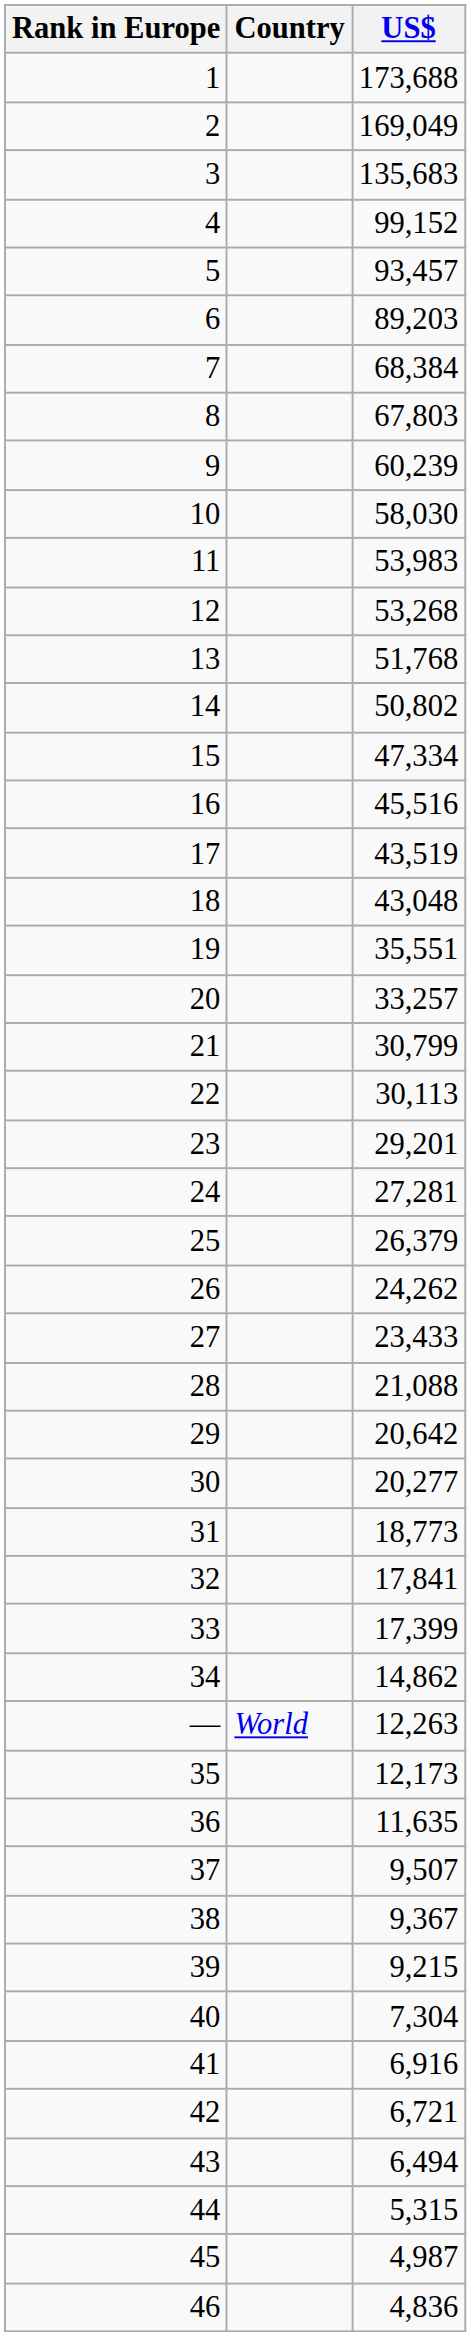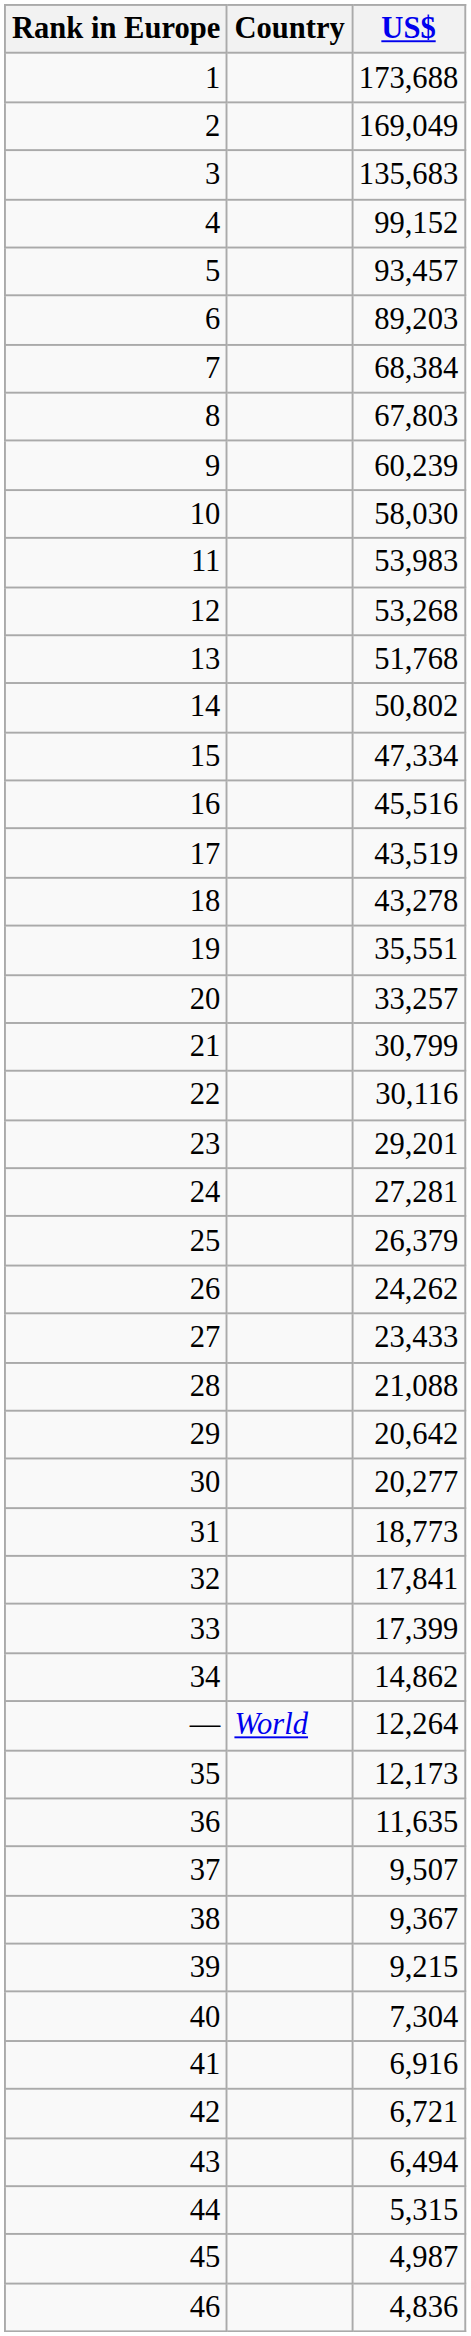(416, 901) 43,048 -> (416, 901) 43,278
(417, 1094) 30,113 -> (417, 1094) 30,116
(416, 1725) 12,263 -> (416, 1725) 12,264
